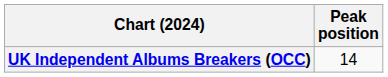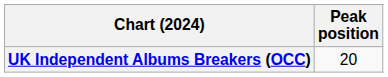(348, 59) 14 -> (348, 59) 20
